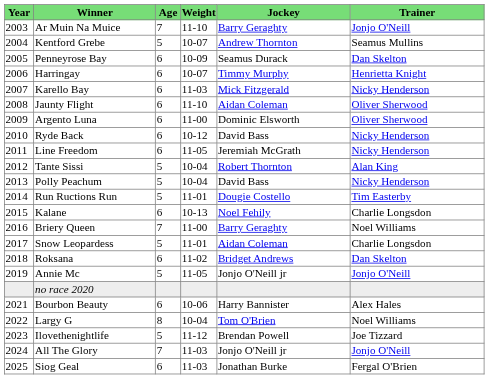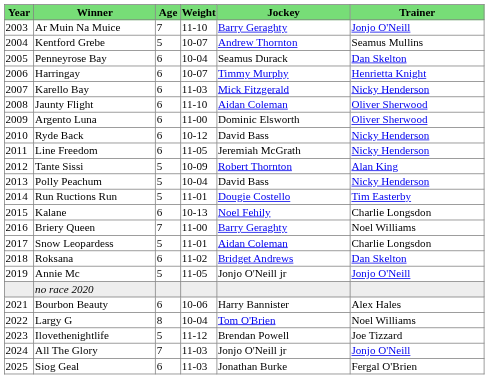(195, 58) 10-09 -> (195, 58) 10-04
(195, 166) 10-04 -> (195, 166) 10-09
